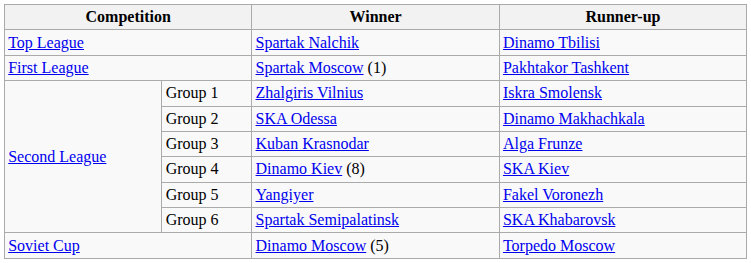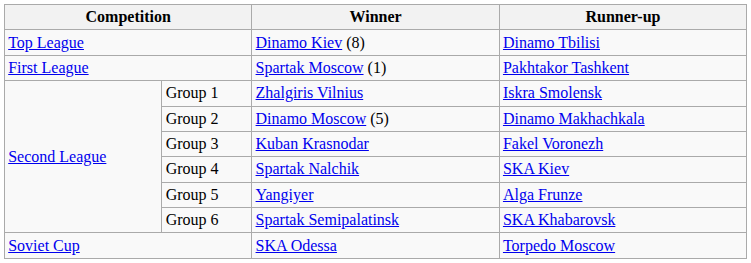(307, 42) Spartak Nalchik -> (310, 42) Dinamo Kiev (8)
(296, 118) SKA Odessa -> (322, 118) Dinamo Moscow (5)
(543, 144) Alga Frunze -> (553, 144) Fakel Voronezh
(310, 169) Dinamo Kiev (8) -> (307, 169) Spartak Nalchik
(553, 194) Fakel Voronezh -> (543, 194) Alga Frunze
(322, 245) Dinamo Moscow (5) -> (296, 245) SKA Odessa
